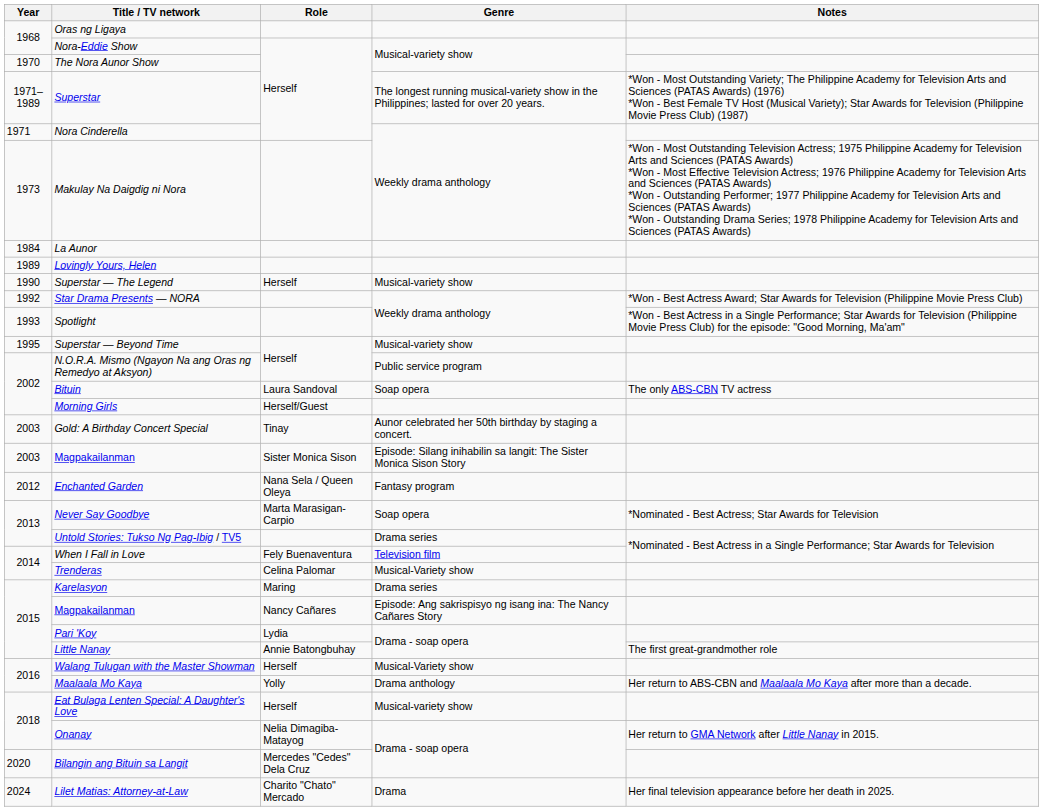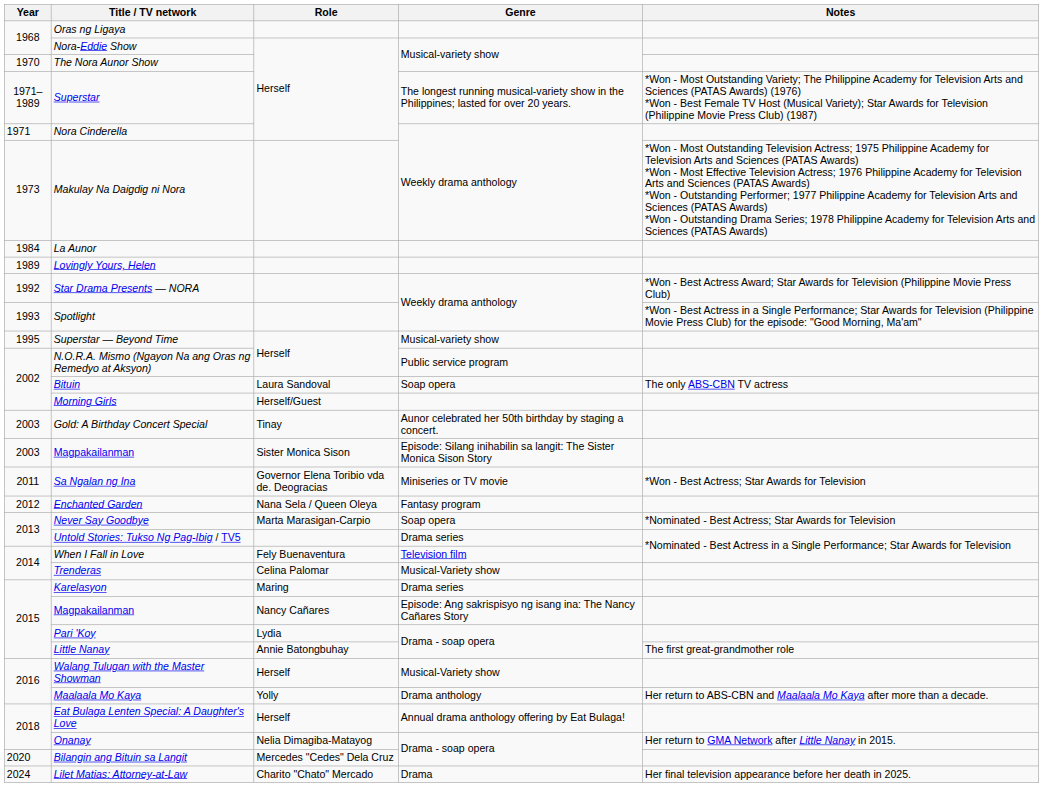- row: (28, 282)
+ row: (28, 481)
(423, 706) Musical-variety show -> (513, 718) Annual drama anthology offering by Eat Bulaga!
